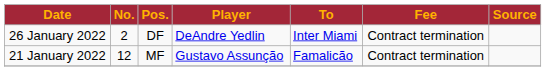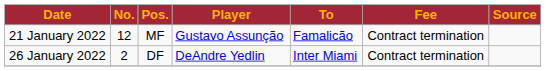rows swapped: (57, 55) <-> (57, 35)
